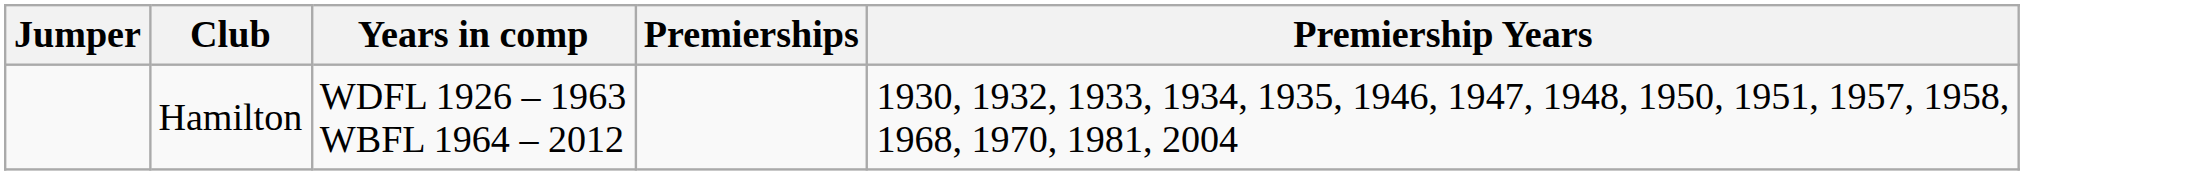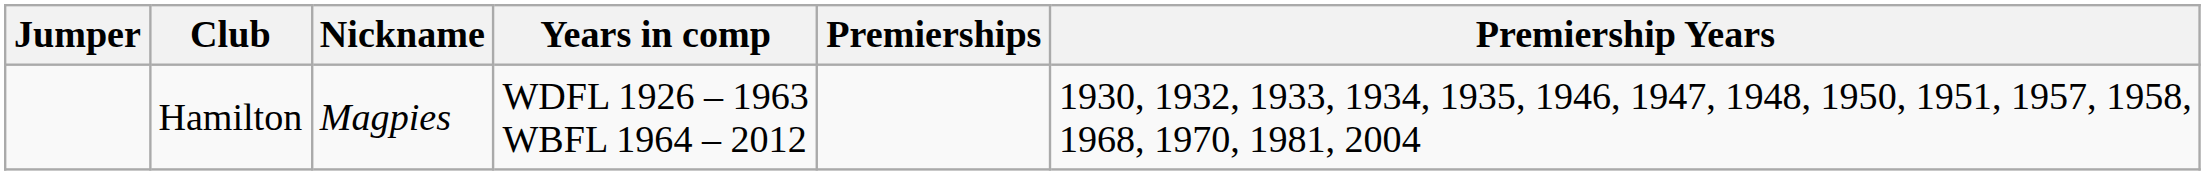+ column: (402, 34)
